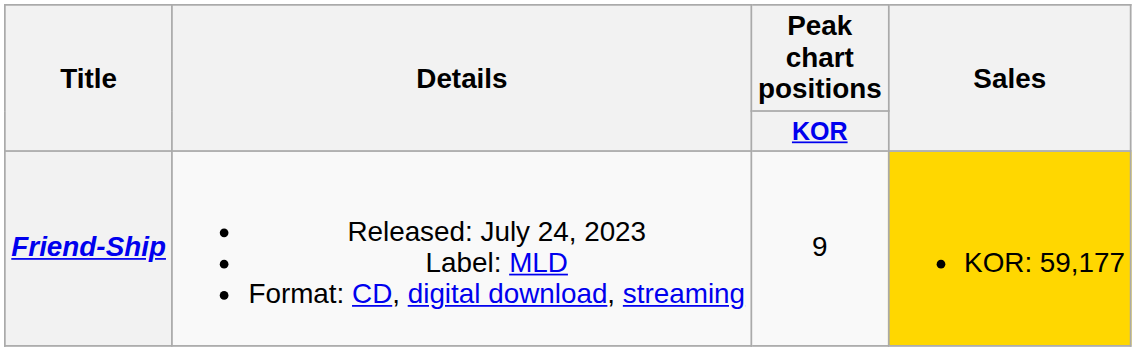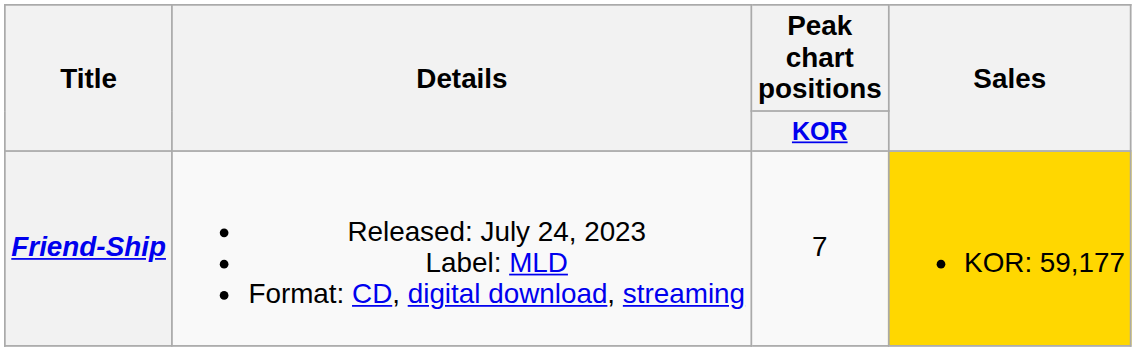(820, 247) 9 -> (820, 247) 7
